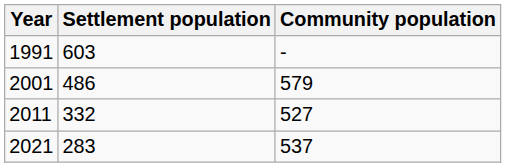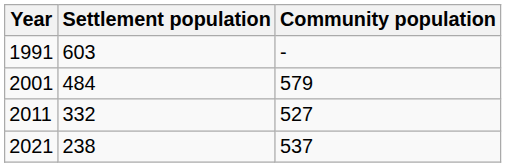(79, 83) 486 -> (79, 83) 484
(79, 146) 283 -> (79, 146) 238
